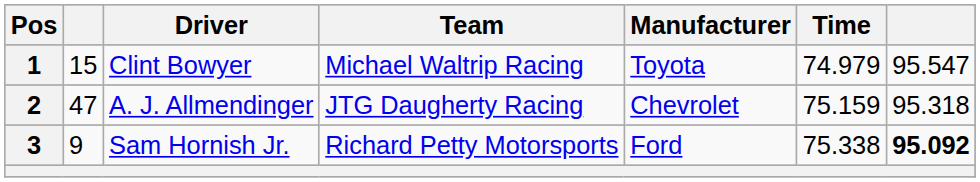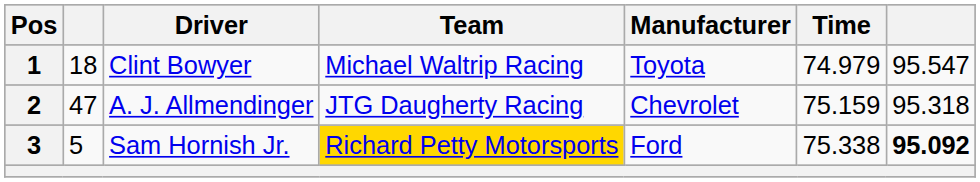(83, 65) 15 -> (83, 65) 18
(76, 146) 9 -> (76, 146) 5
(472, 146) no background -> (472, 146) gold background
